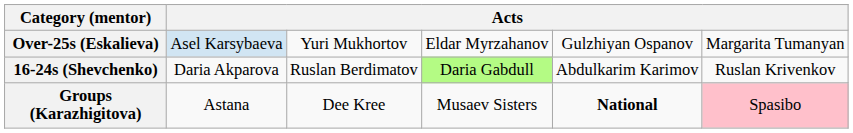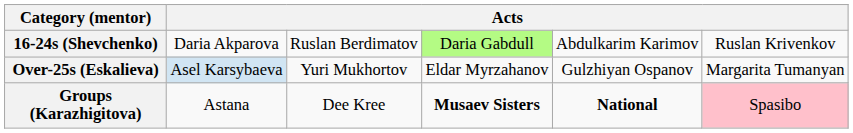rows swapped: (86, 69) <-> (86, 43)
(487, 105) normal -> (487, 105) bold
